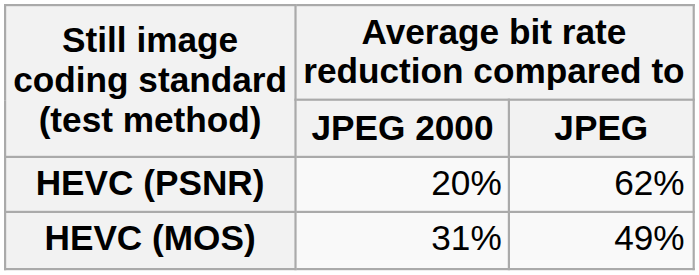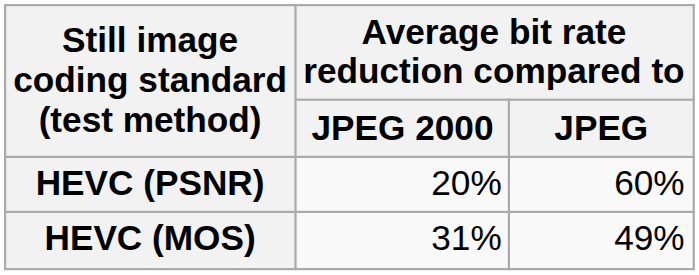(649, 183) 62% -> (649, 183) 60%
